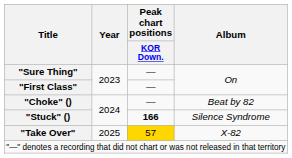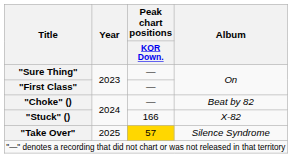(151, 117) bold -> (151, 117) normal
(231, 117) Silence Syndrome -> (231, 117) X-82
(231, 133) X-82 -> (231, 133) Silence Syndrome
